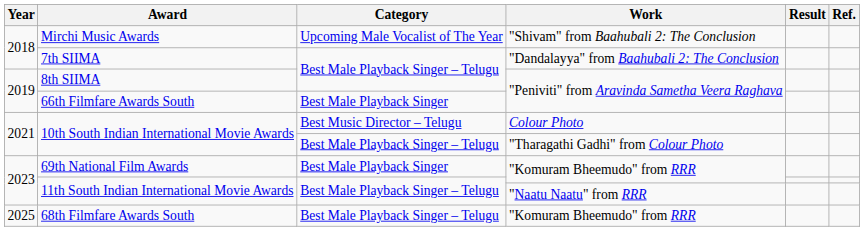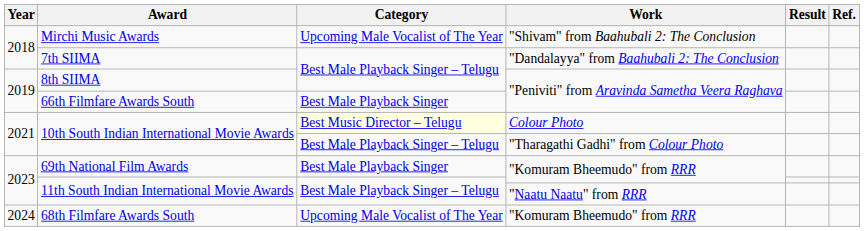(381, 123) no background -> (381, 123) lightyellow background
(21, 215) 2025 -> (21, 215) 2024
(400, 215) Best Male Playback Singer – Telugu -> (401, 215) Upcoming Male Vocalist of The Year
